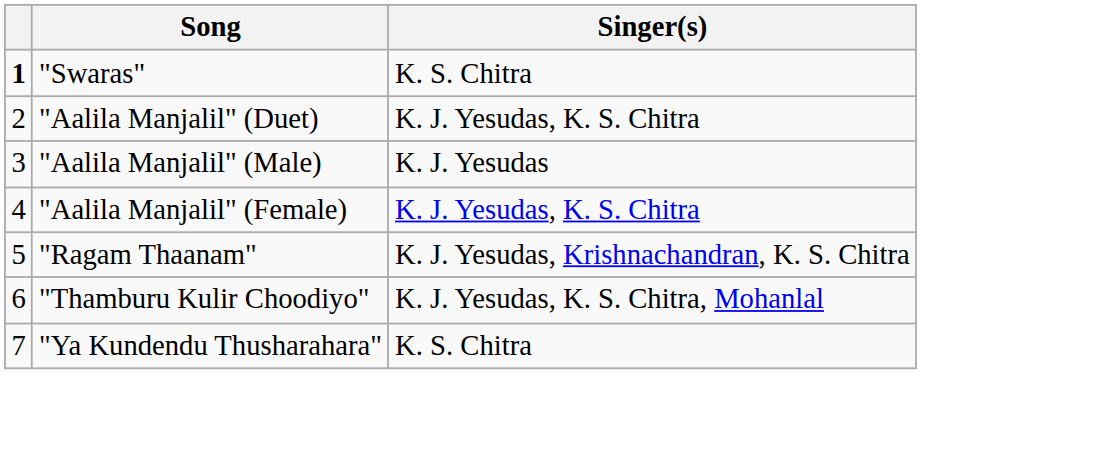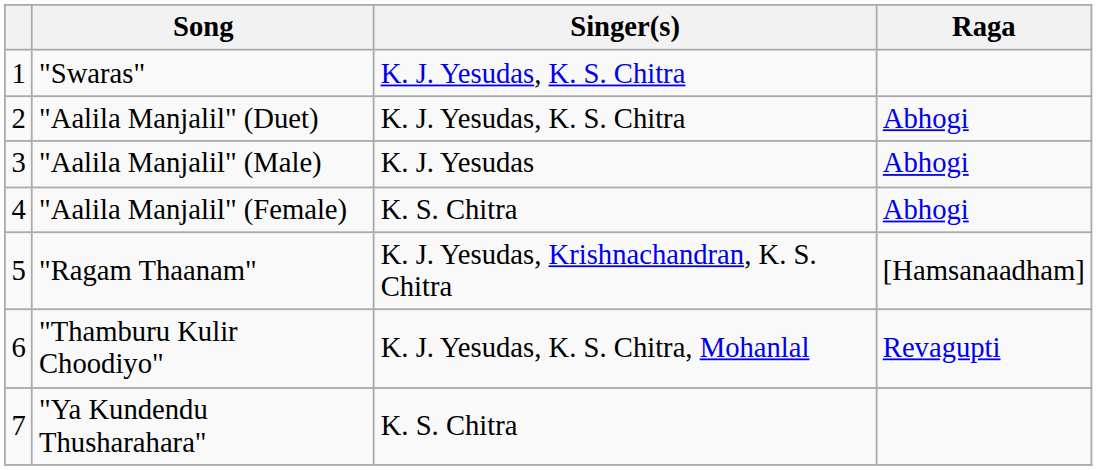+ column: (984, 27)
(19, 72) bold -> (19, 72) normal
(464, 72) K. S. Chitra -> (533, 72) K. J. Yesudas, K. S. Chitra
(547, 208) K. J. Yesudas, K. S. Chitra -> (449, 208) K. S. Chitra
